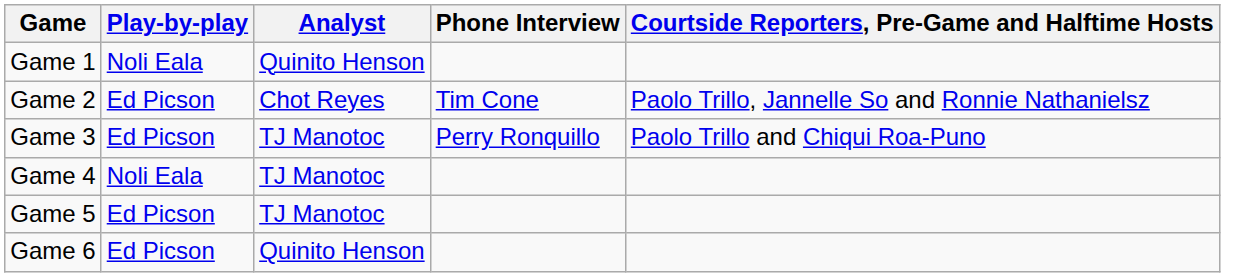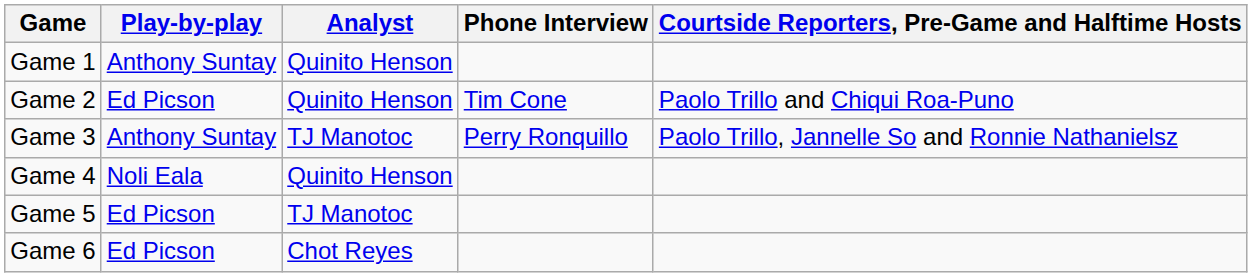(155, 61) Noli Eala -> (191, 61) Anthony Suntay
(322, 99) Chot Reyes -> (370, 99) Quinito Henson
(890, 99) Paolo Trillo, Jannelle So and Ronnie Nathanielsz -> (836, 99) Paolo Trillo and Chiqui Roa-Puno
(161, 137) Ed Picson -> (191, 137) Anthony Suntay
(808, 137) Paolo Trillo and Chiqui Roa-Puno -> (918, 137) Paolo Trillo, Jannelle So and Ronnie Nathanielsz
(322, 175) TJ Manotoc -> (370, 175) Quinito Henson
(342, 251) Quinito Henson -> (350, 251) Chot Reyes
